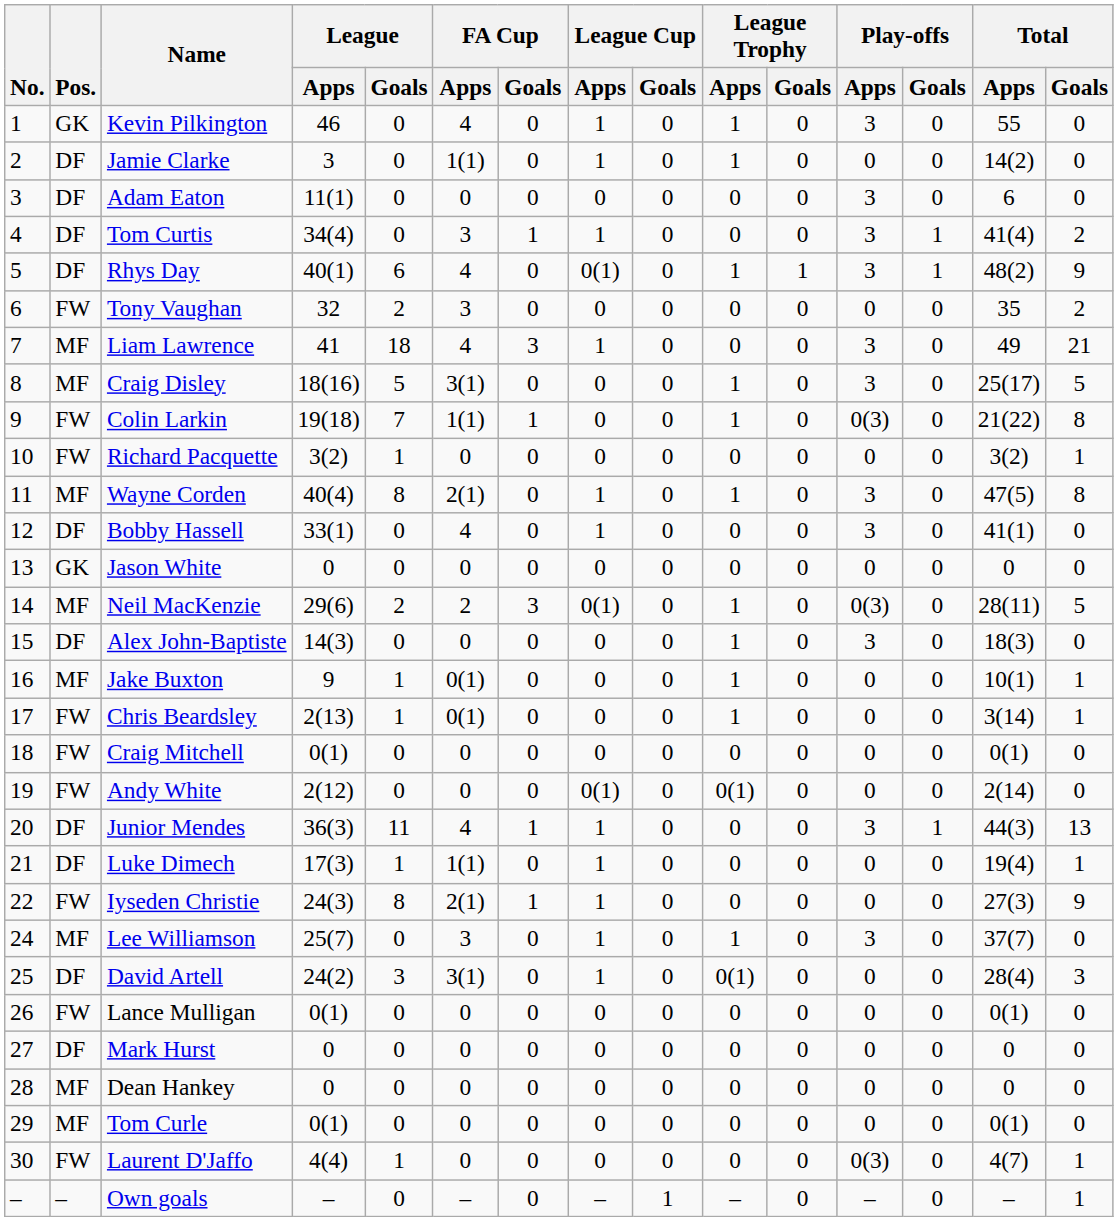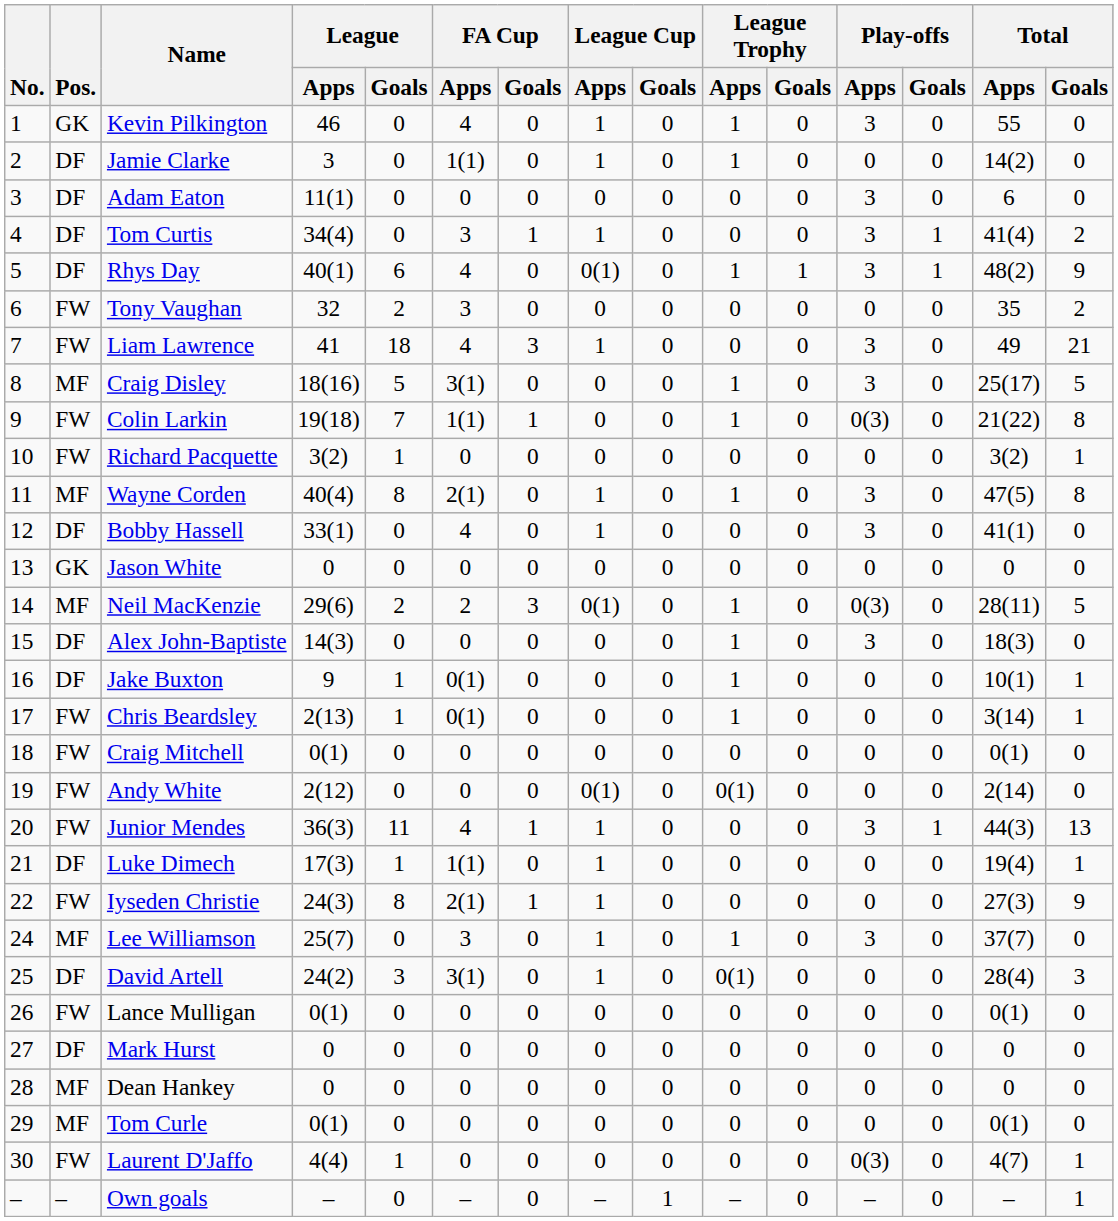(72, 345) MF -> (73, 345) FW
(72, 679) MF -> (70, 679) DF
(70, 827) DF -> (73, 827) FW
